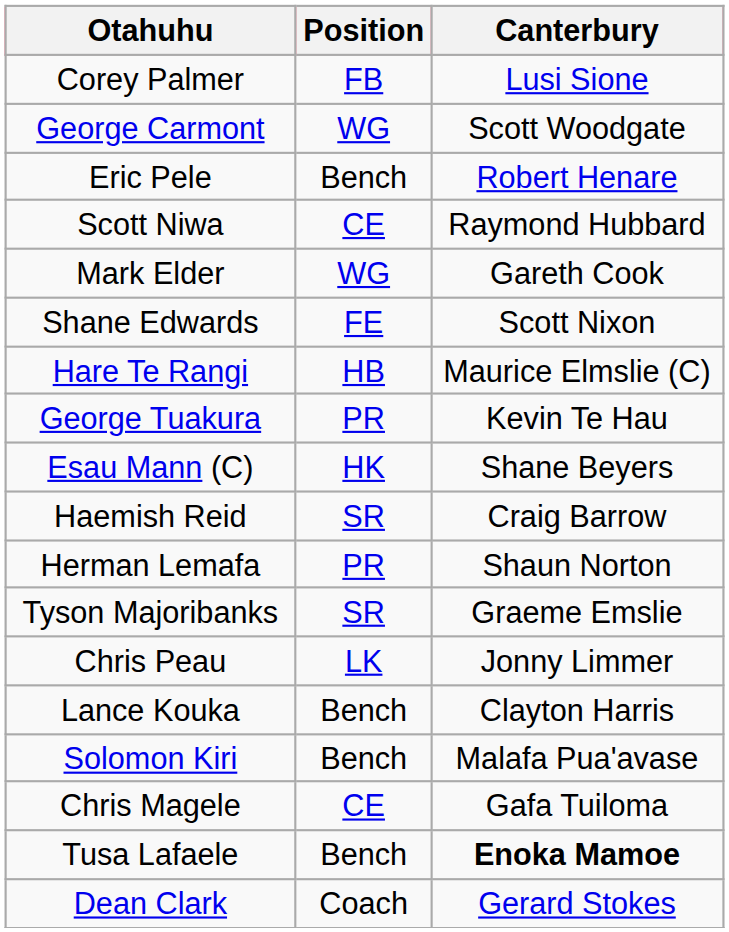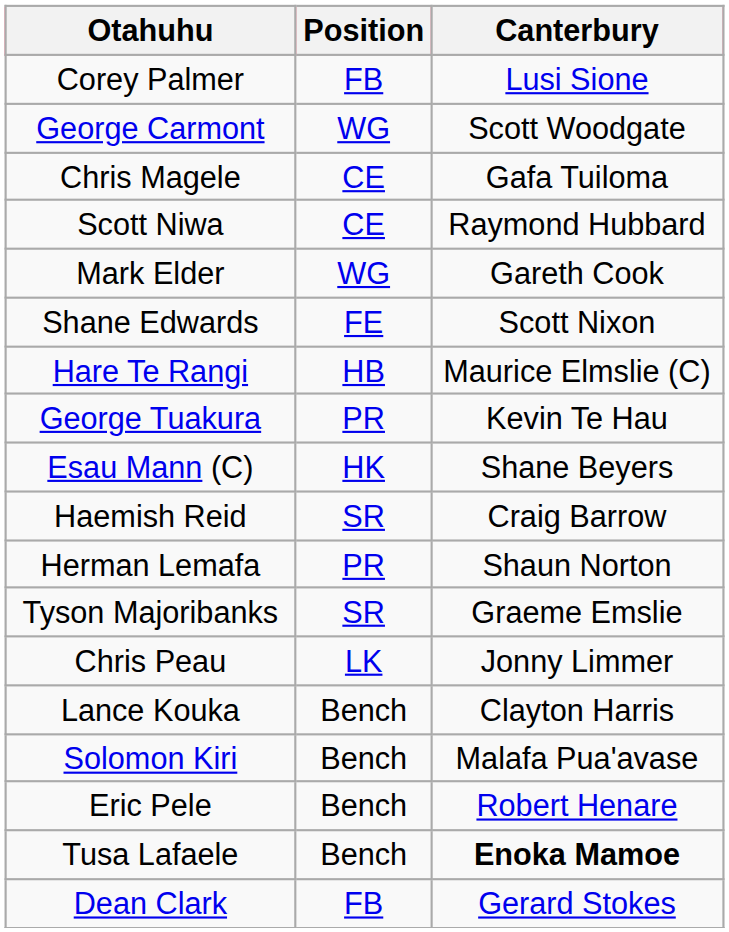rows swapped: (150, 806) <-> (150, 176)
(364, 903) Coach -> (364, 903) FB
